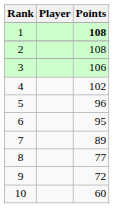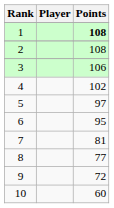(100, 103) 96 -> (100, 103) 97
(100, 139) 89 -> (100, 139) 81
